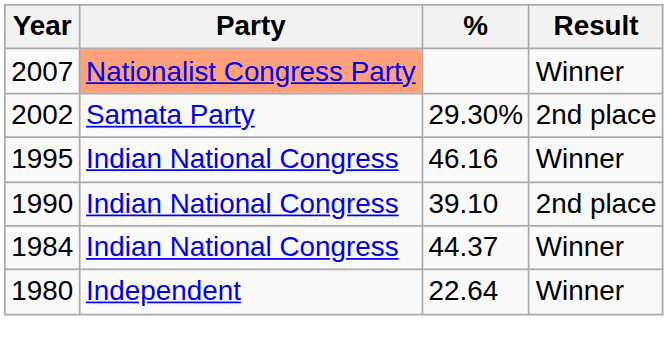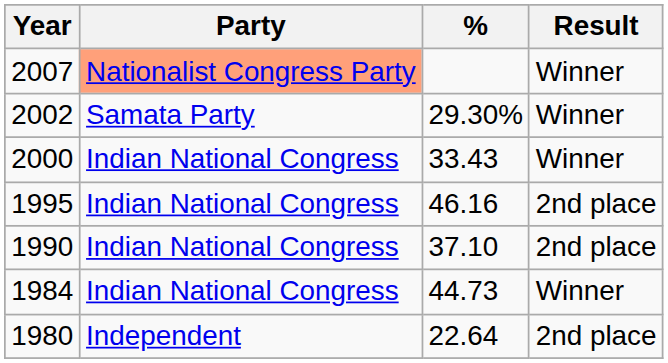(596, 114) 2nd place -> (580, 114) Winner
+ row: (42, 159)
(580, 159) Winner -> (596, 203) 2nd place
(463, 203) 39.10 -> (463, 247) 37.10
(463, 247) 44.37 -> (463, 291) 44.73
(580, 291) Winner -> (596, 335) 2nd place
